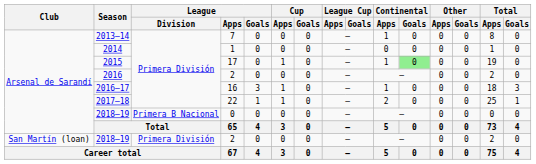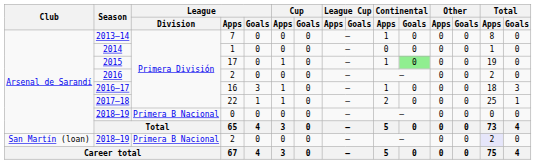(176, 140) Primera División -> (176, 140) Primera B Nacional
(492, 140) no background -> (492, 140) lavender background
